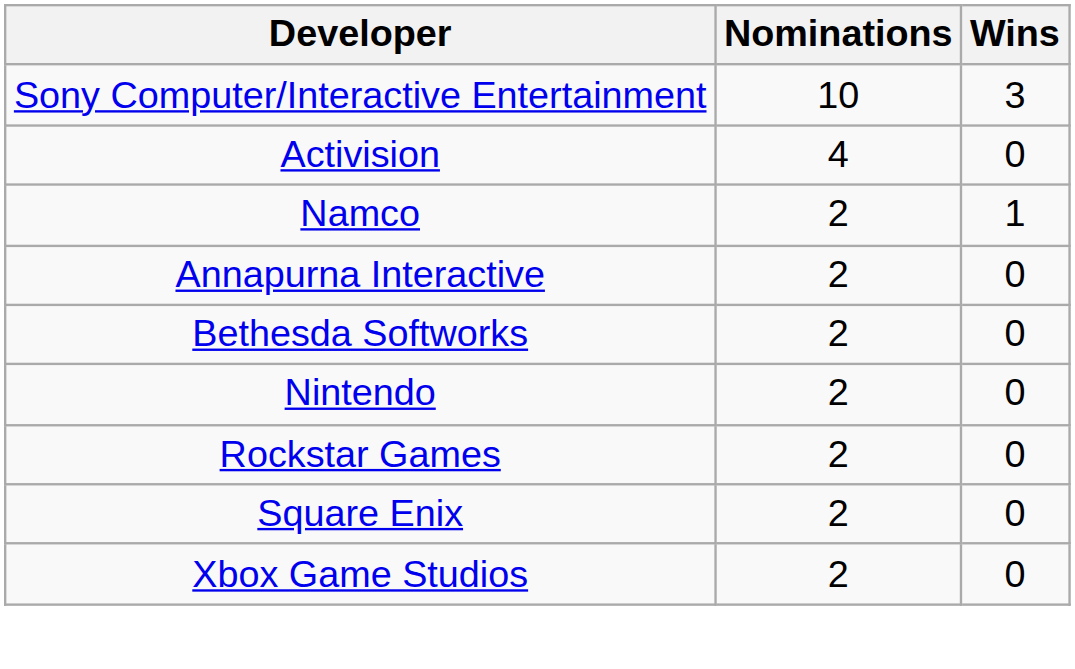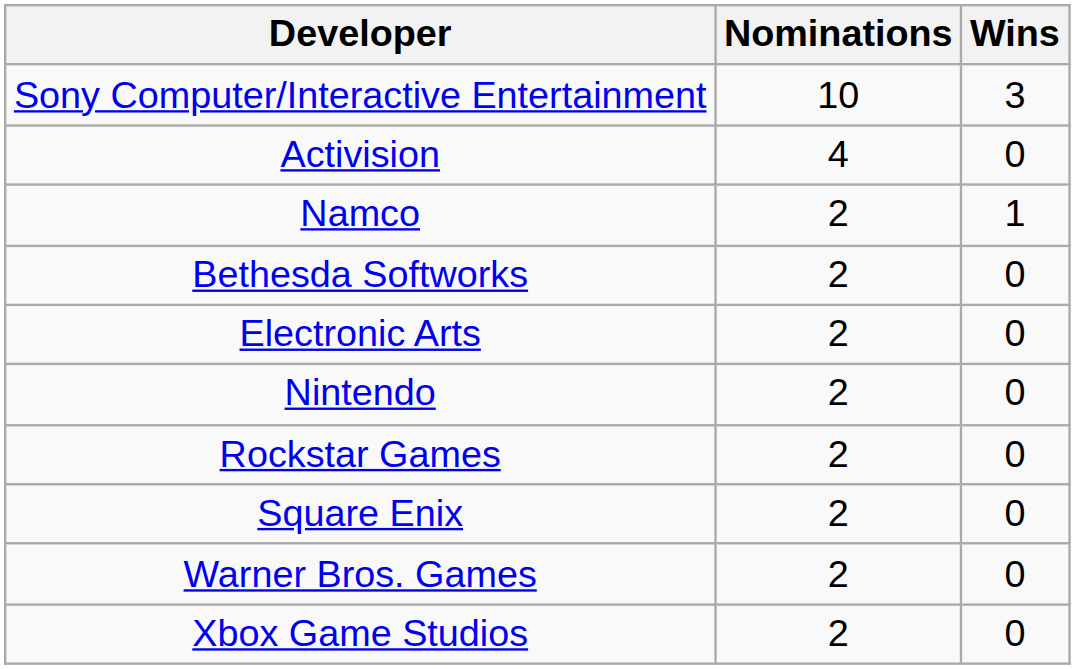- row: (360, 273)
+ row: (360, 333)
+ row: (360, 573)
